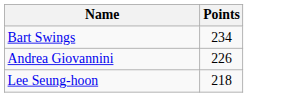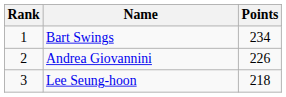+ column: (24, 15)
